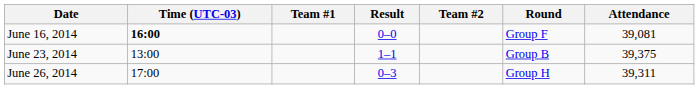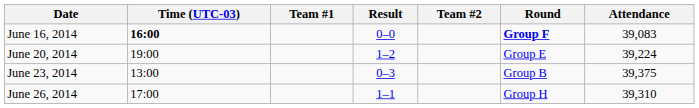(527, 34) normal -> (526, 34) bold
(639, 34) 39,081 -> (639, 34) 39,083
+ row: (42, 53)
(387, 53) 1–1 -> (386, 73) 0–3
(387, 73) 0–3 -> (386, 93) 1–1
(639, 73) 39,311 -> (639, 93) 39,310
